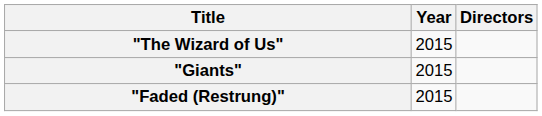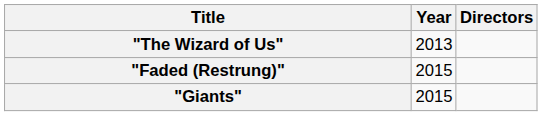(434, 44) 2015 -> (434, 44) 2013
rows swapped: (208, 96) <-> (208, 70)
